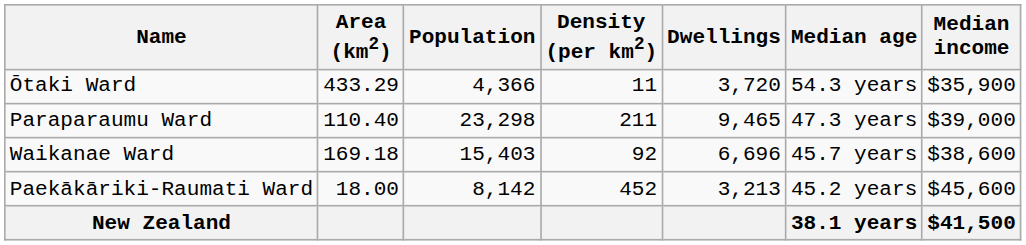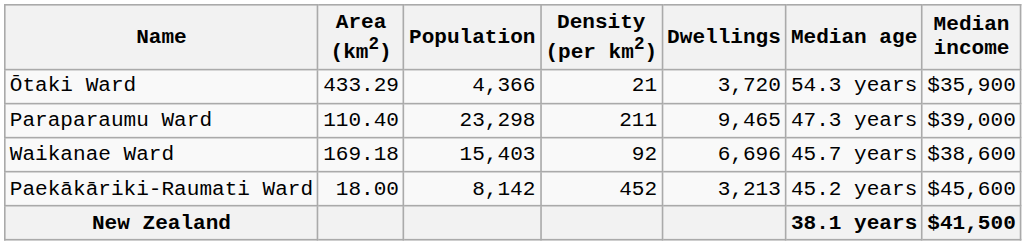(644, 86) 11 -> (644, 86) 21
